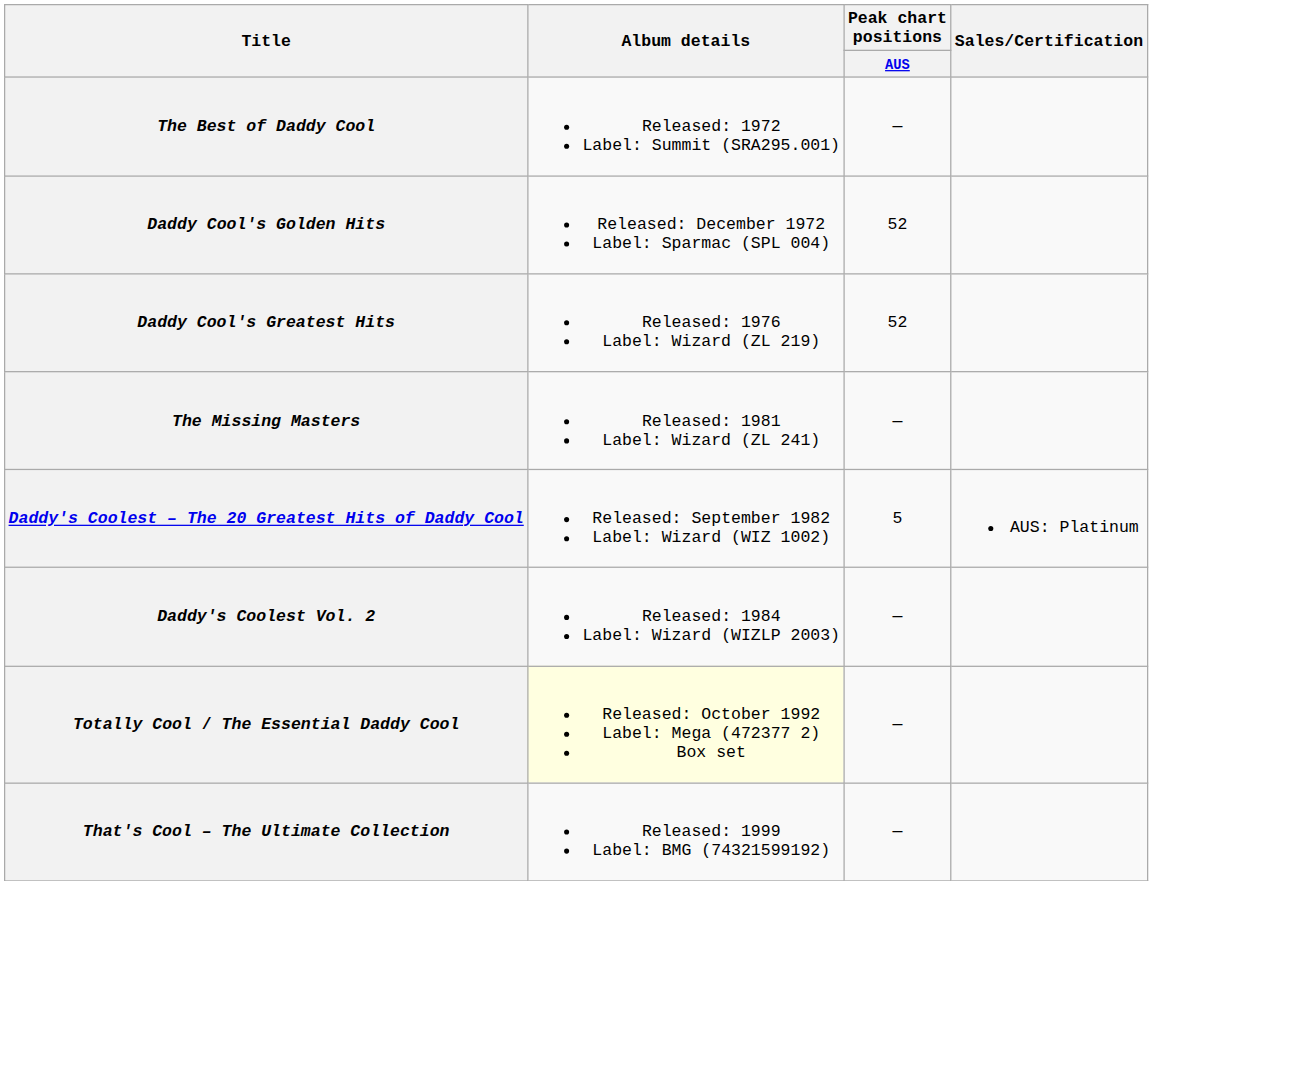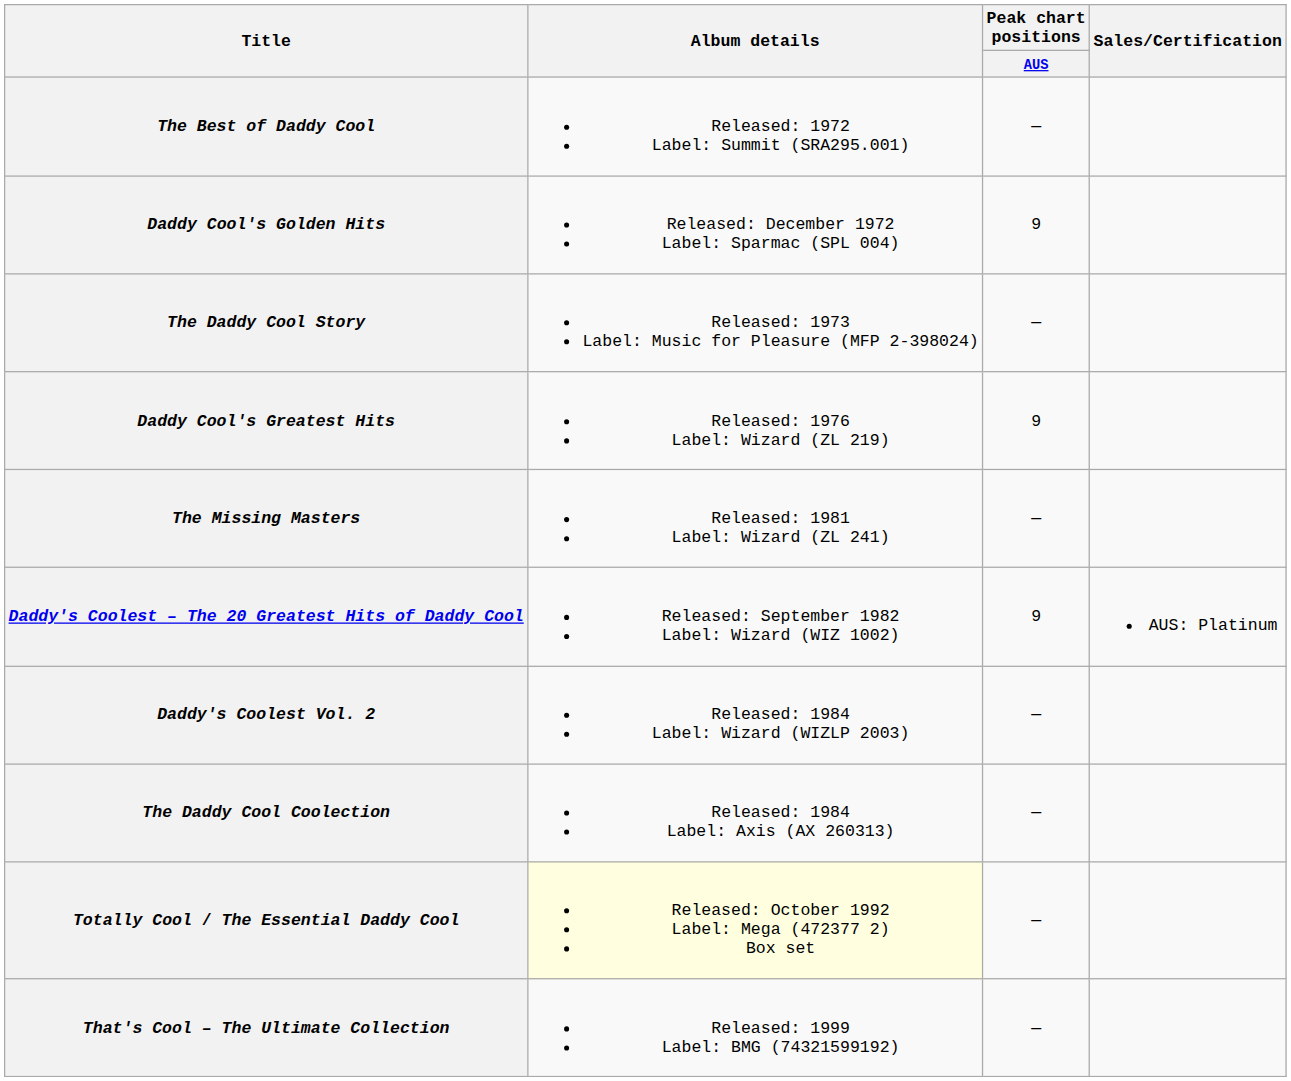(897, 225) 52 -> (1036, 225) 9
+ row: (266, 323)
(897, 323) 52 -> (1036, 421) 9
(897, 519) 5 -> (1036, 617) 9
+ row: (266, 813)
